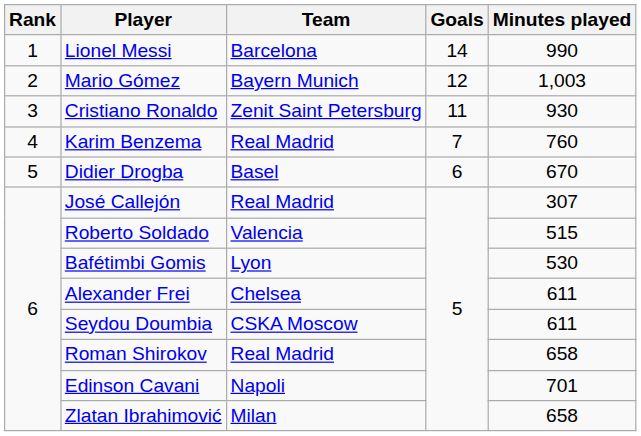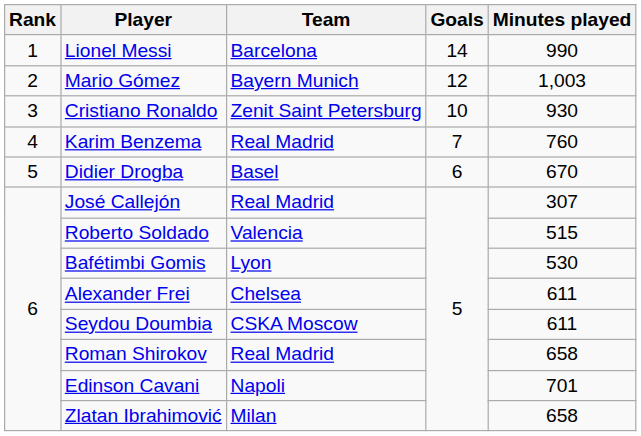(457, 111) 11 -> (457, 111) 10
